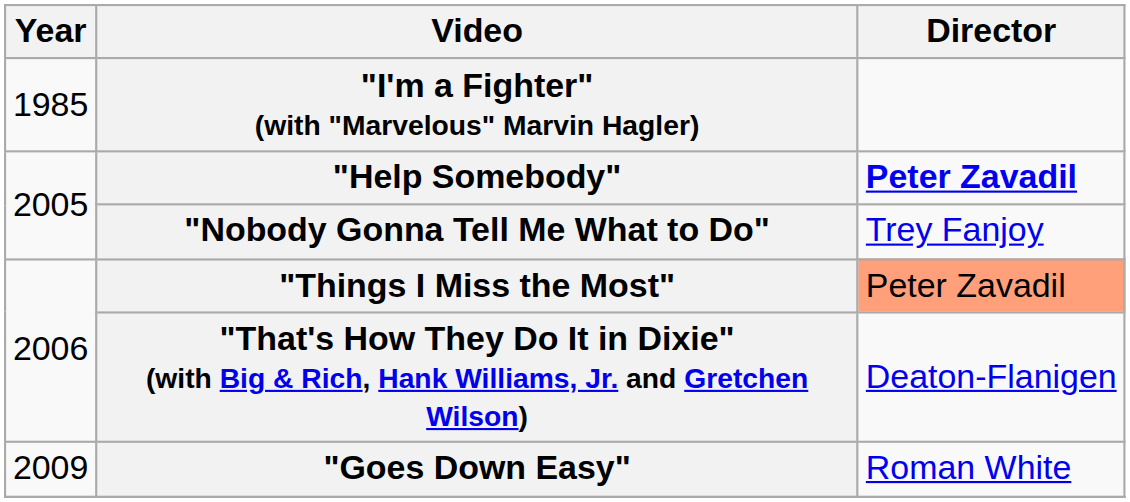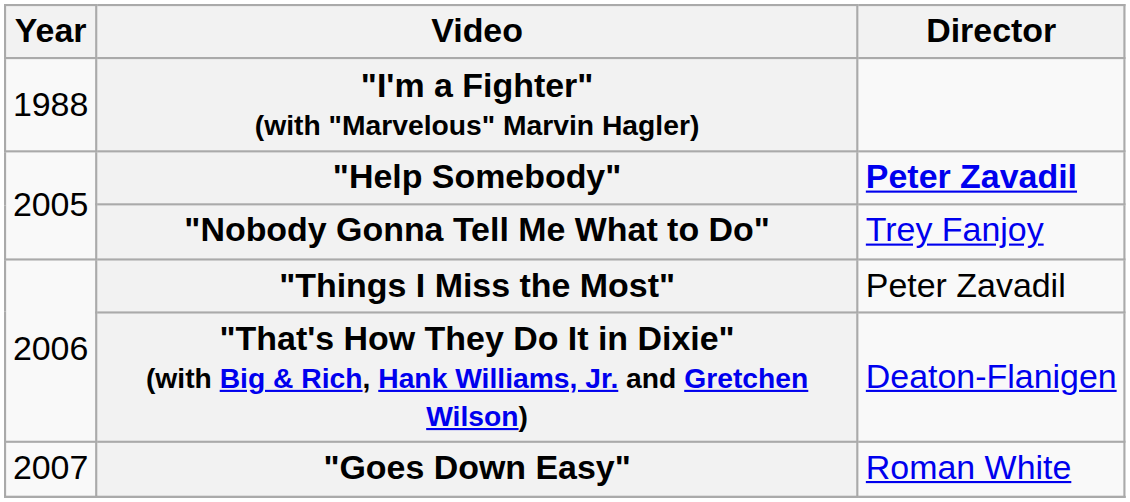(51, 104) 1985 -> (51, 104) 1988
(966, 284) lightsalmon background -> (966, 284) no background
(51, 468) 2009 -> (51, 468) 2007
